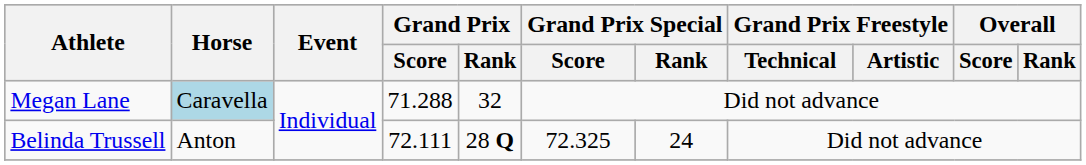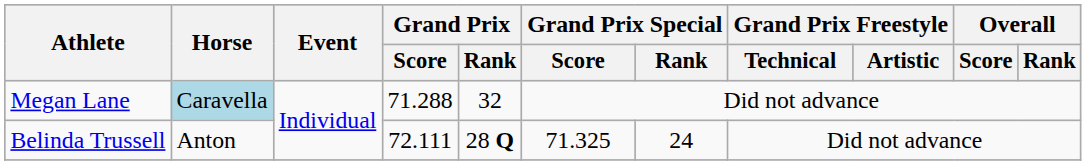(578, 139) 72.325 -> (578, 139) 71.325
